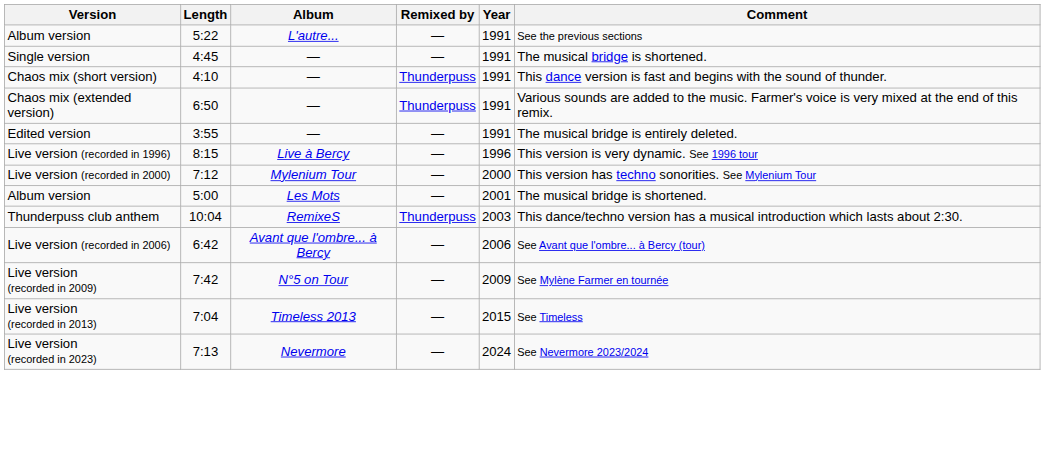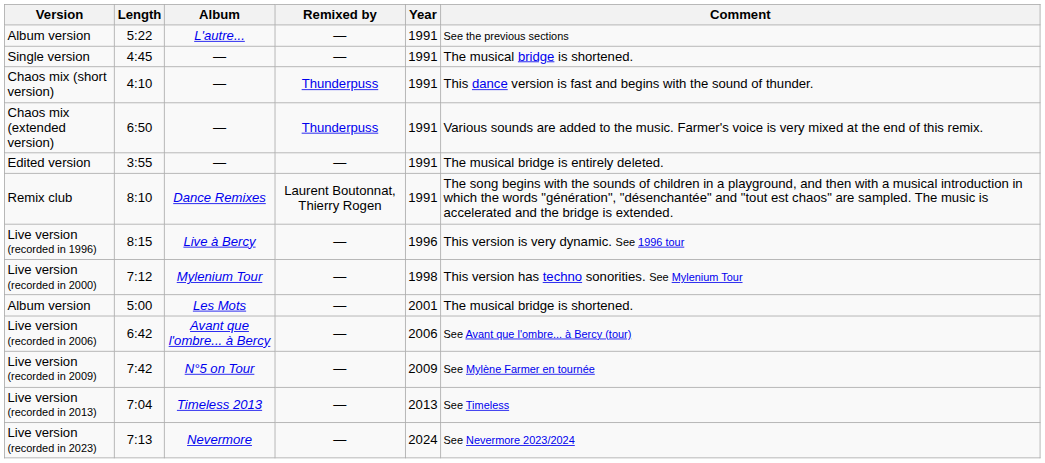+ row: (40, 198)
(497, 175) 2000 -> (423, 277) 1998
- row: (83, 216)
(497, 316) 2015 -> (423, 404) 2013
